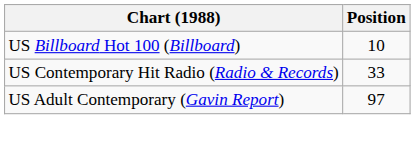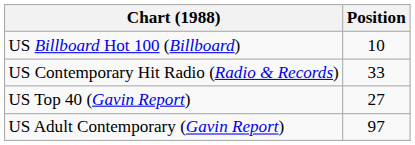+ row: (100, 99)
